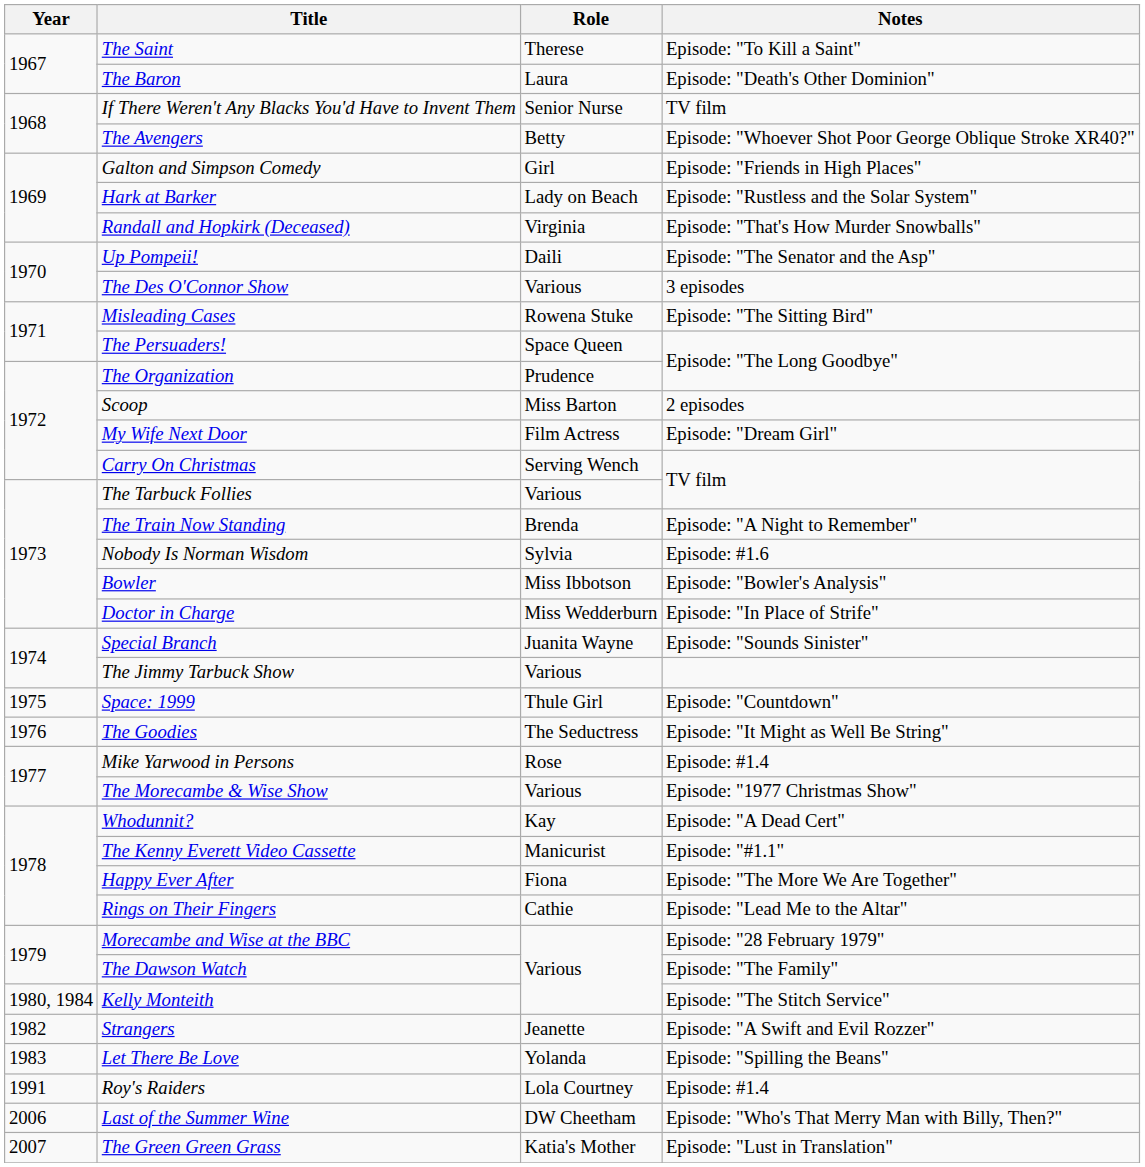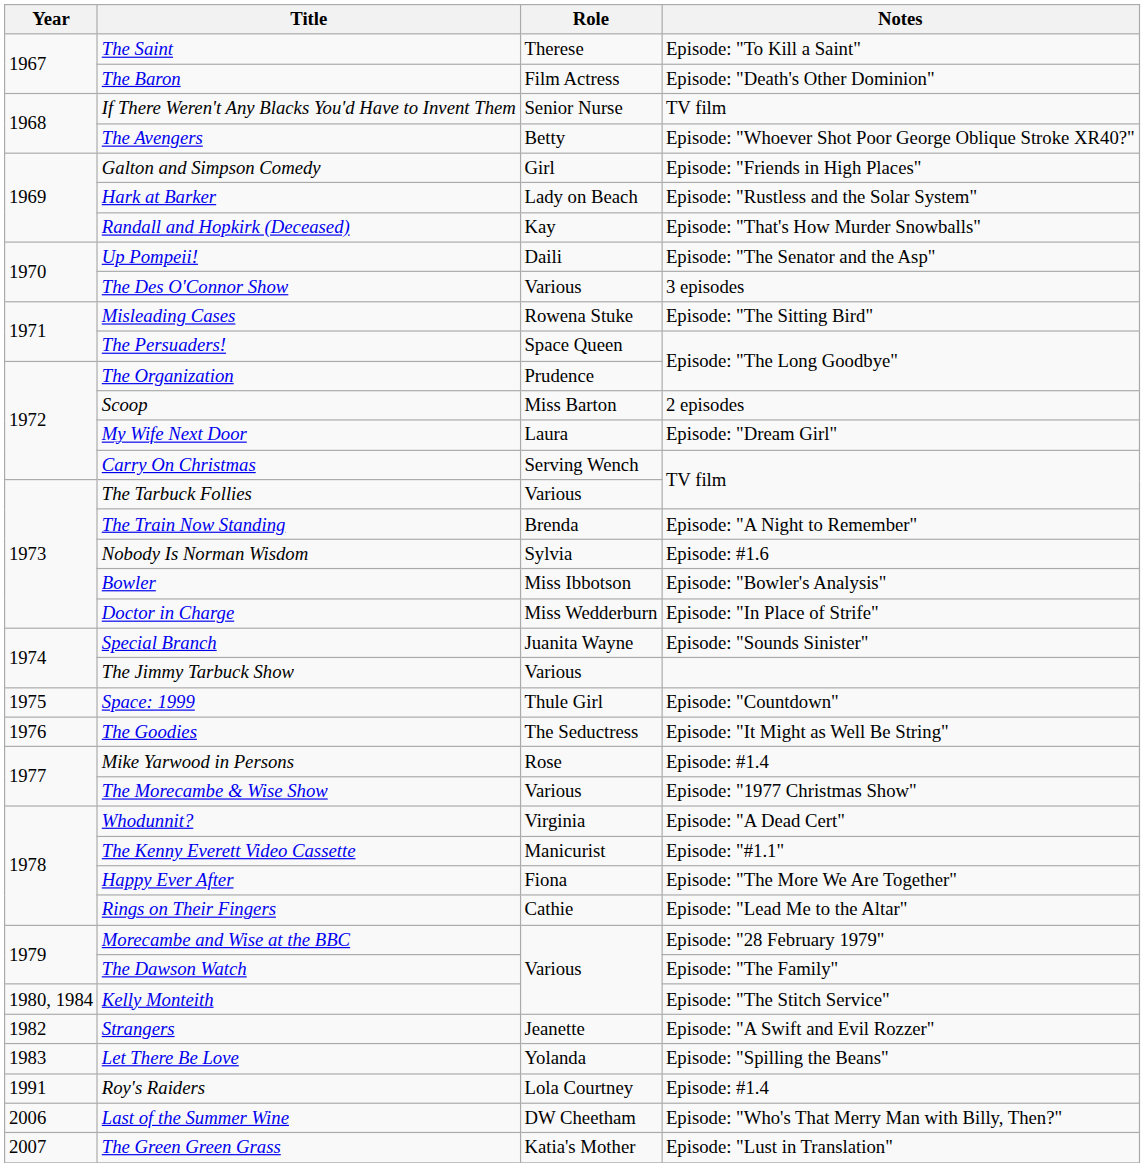(546, 78) Laura -> (572, 78) Film Actress
(555, 227) Virginia -> (540, 227) Kay
(572, 434) Film Actress -> (546, 434) Laura
(540, 820) Kay -> (555, 820) Virginia
